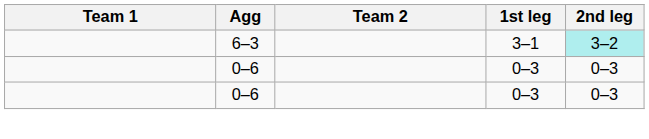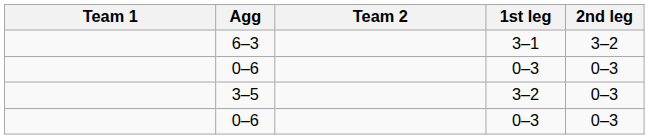(604, 43) paleturquoise background -> (604, 43) no background
+ row: (245, 95)
